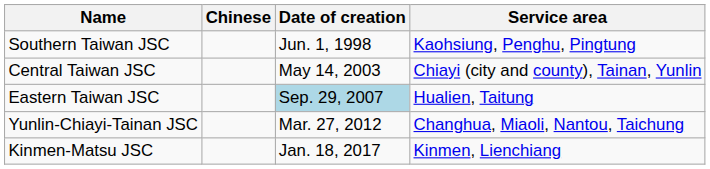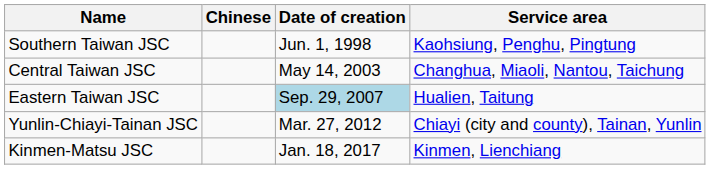(558, 71) Chiayi (city and county), Tainan, Yunlin -> (549, 71) Changhua, Miaoli, Nantou, Taichung
(549, 124) Changhua, Miaoli, Nantou, Taichung -> (558, 124) Chiayi (city and county), Tainan, Yunlin
